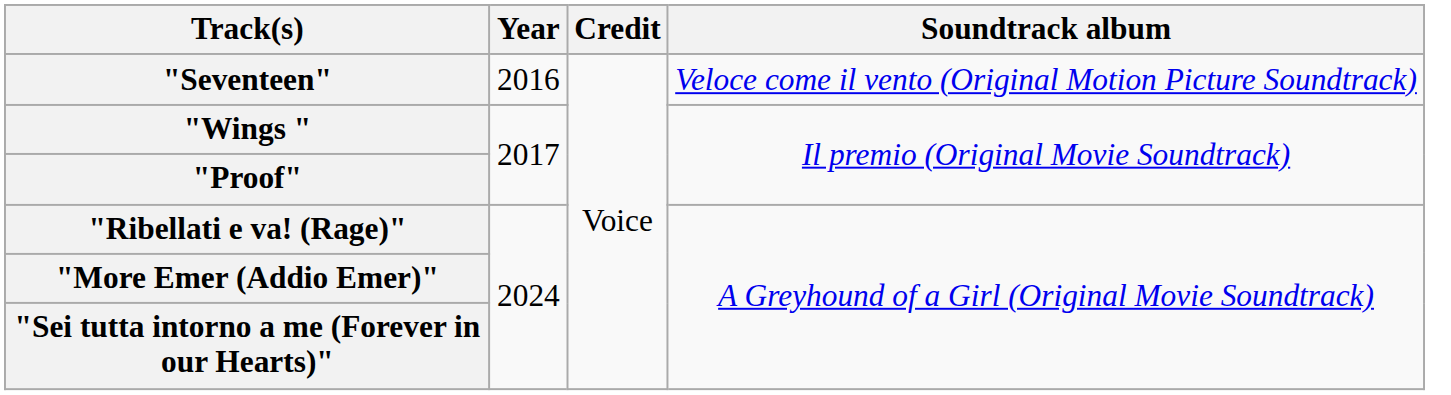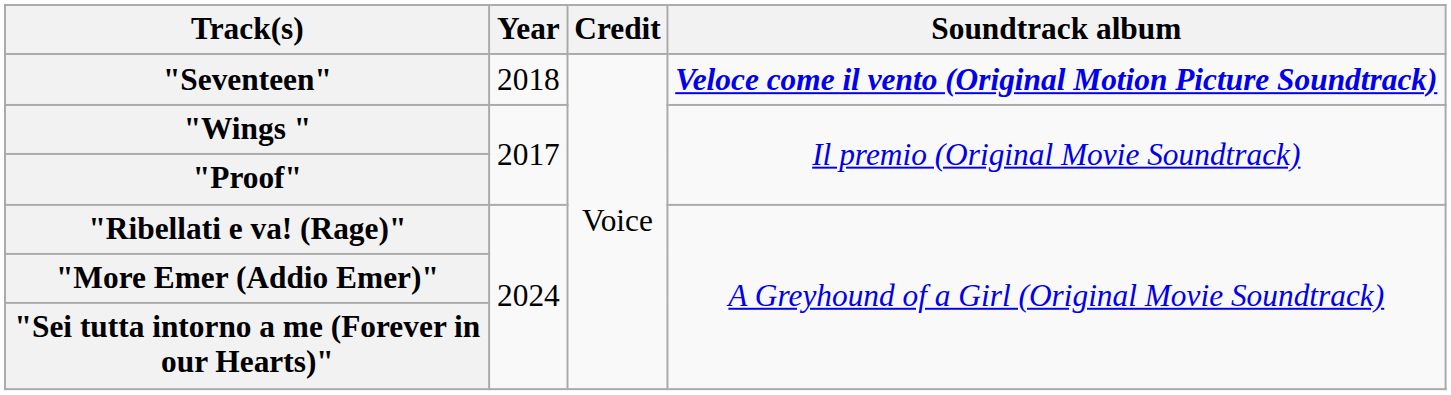(528, 79) 2016 -> (528, 79) 2018
(1046, 79) normal -> (1056, 79) bold
